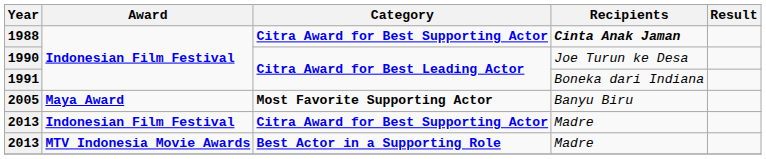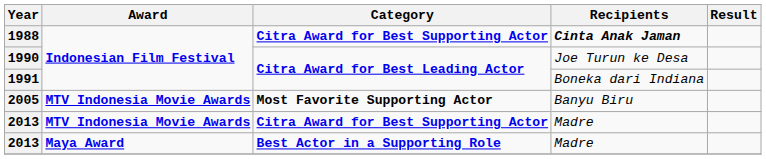(85, 101) Maya Award -> (148, 101) MTV Indonesia Movie Awards
(140, 122) Indonesian Film Festival -> (148, 122) MTV Indonesia Movie Awards
(148, 144) MTV Indonesia Movie Awards -> (85, 144) Maya Award
